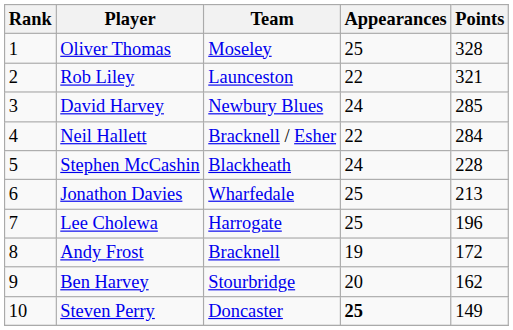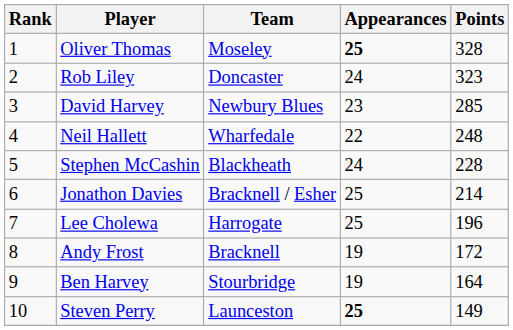(354, 48) normal -> (354, 48) bold
(251, 77) Launceston -> (246, 77) Doncaster
(354, 77) 22 -> (354, 77) 24
(469, 77) 321 -> (469, 77) 323
(354, 106) 24 -> (354, 106) 23
(272, 135) Bracknell / Esher -> (251, 135) Wharfedale
(469, 135) 284 -> (469, 135) 248
(251, 194) Wharfedale -> (272, 194) Bracknell / Esher
(469, 194) 213 -> (469, 194) 214
(354, 281) 20 -> (354, 281) 19
(469, 281) 162 -> (469, 281) 164
(246, 310) Doncaster -> (251, 310) Launceston
